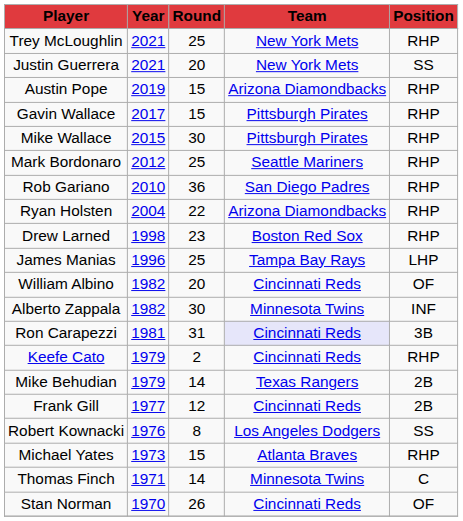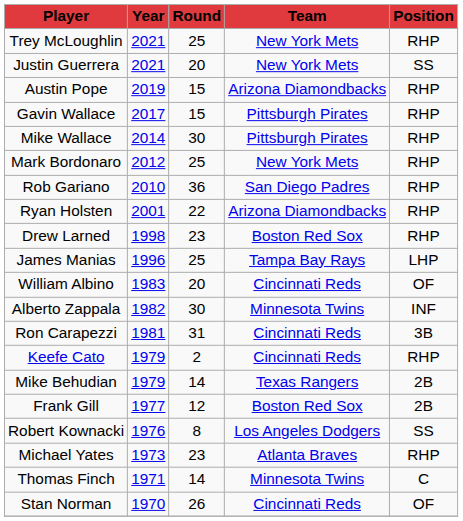(148, 138) 2015 -> (148, 138) 2014
(307, 162) Seattle Mariners -> (307, 162) New York Mets
(148, 211) 2004 -> (148, 211) 2001
(148, 284) 1982 -> (148, 284) 1983
(307, 333) lavender background -> (307, 333) no background
(307, 406) Cincinnati Reds -> (307, 406) Boston Red Sox
(197, 455) 15 -> (197, 455) 23
